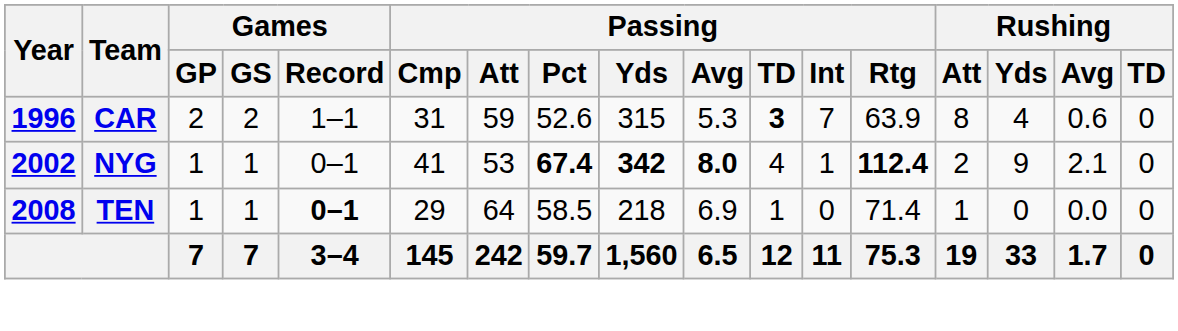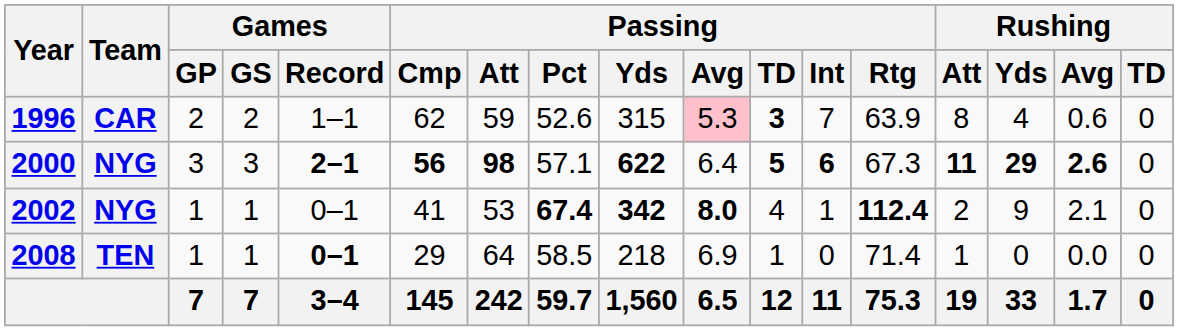(430, 118) 31 -> (430, 118) 62
(718, 118) no background -> (718, 118) pink background
+ row: (44, 164)
